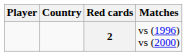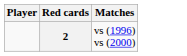- column: (62, 13)
